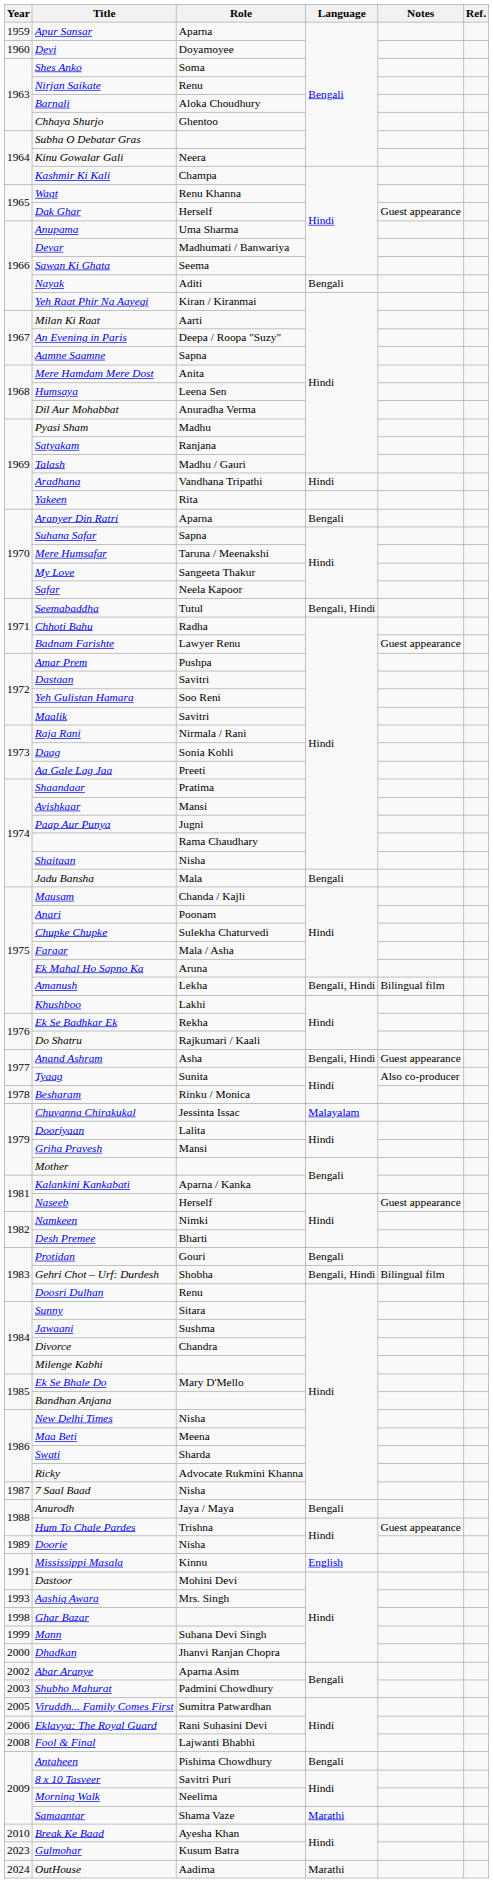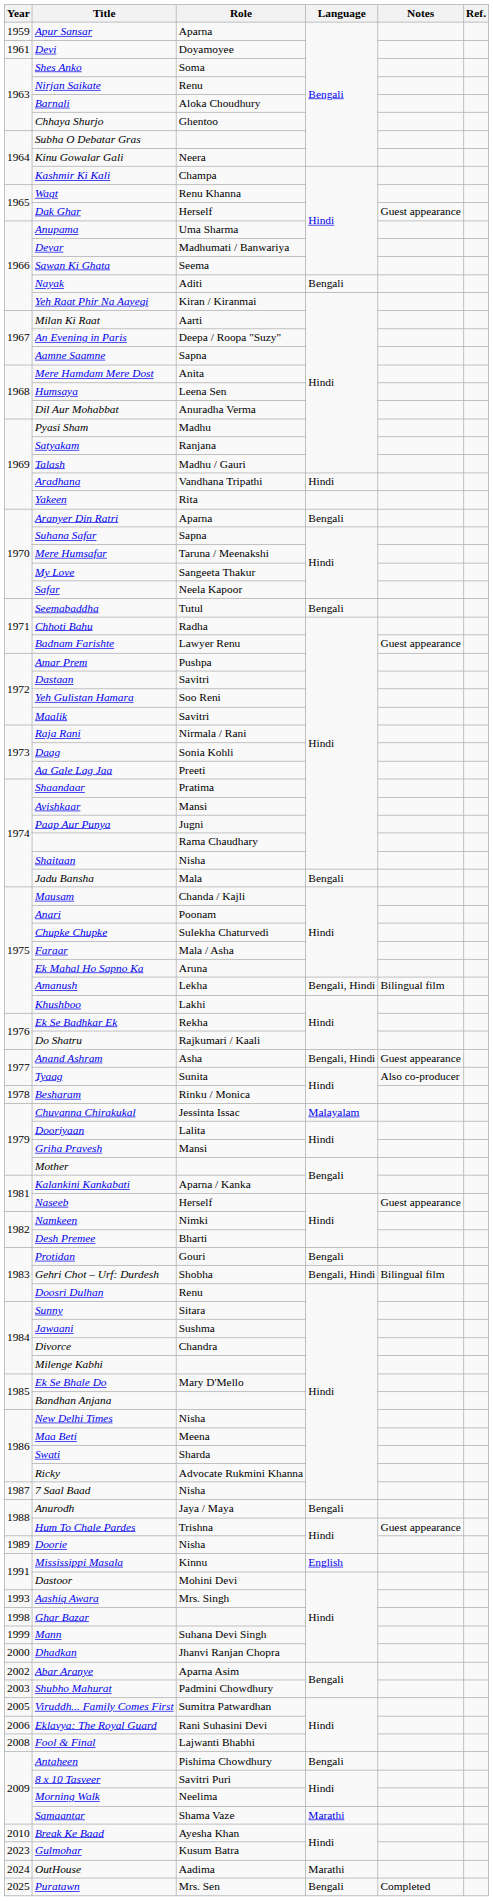(18, 49) 1960 -> (18, 49) 1961
(342, 608) Bengali, Hindi -> (326, 608) Bengali
+ row: (57, 1887)
